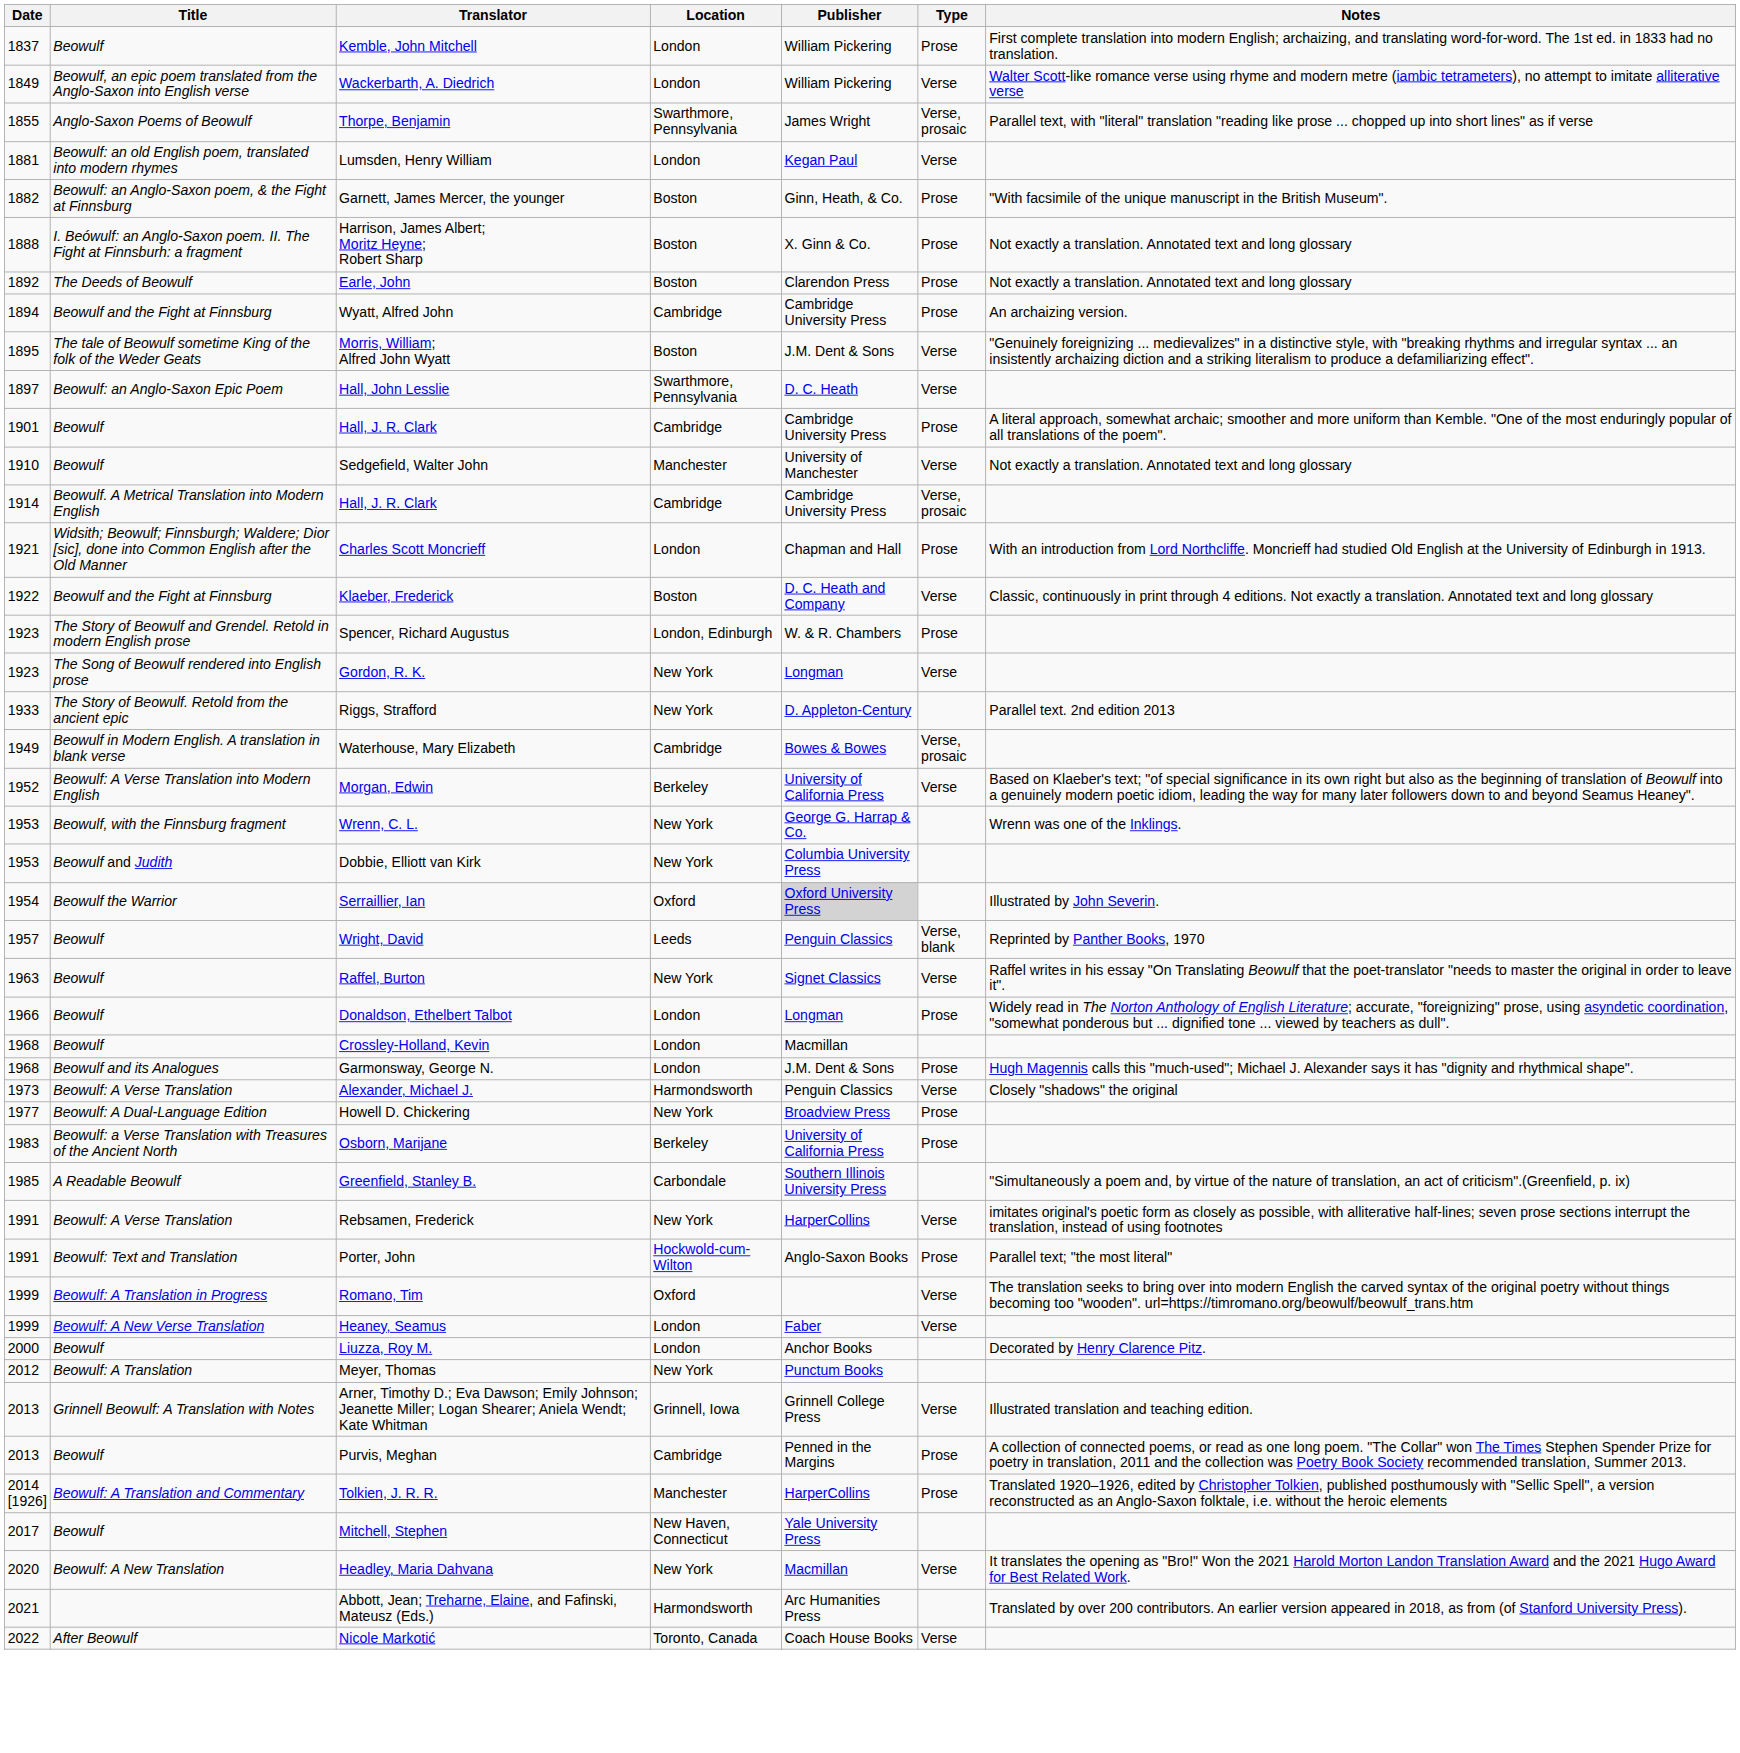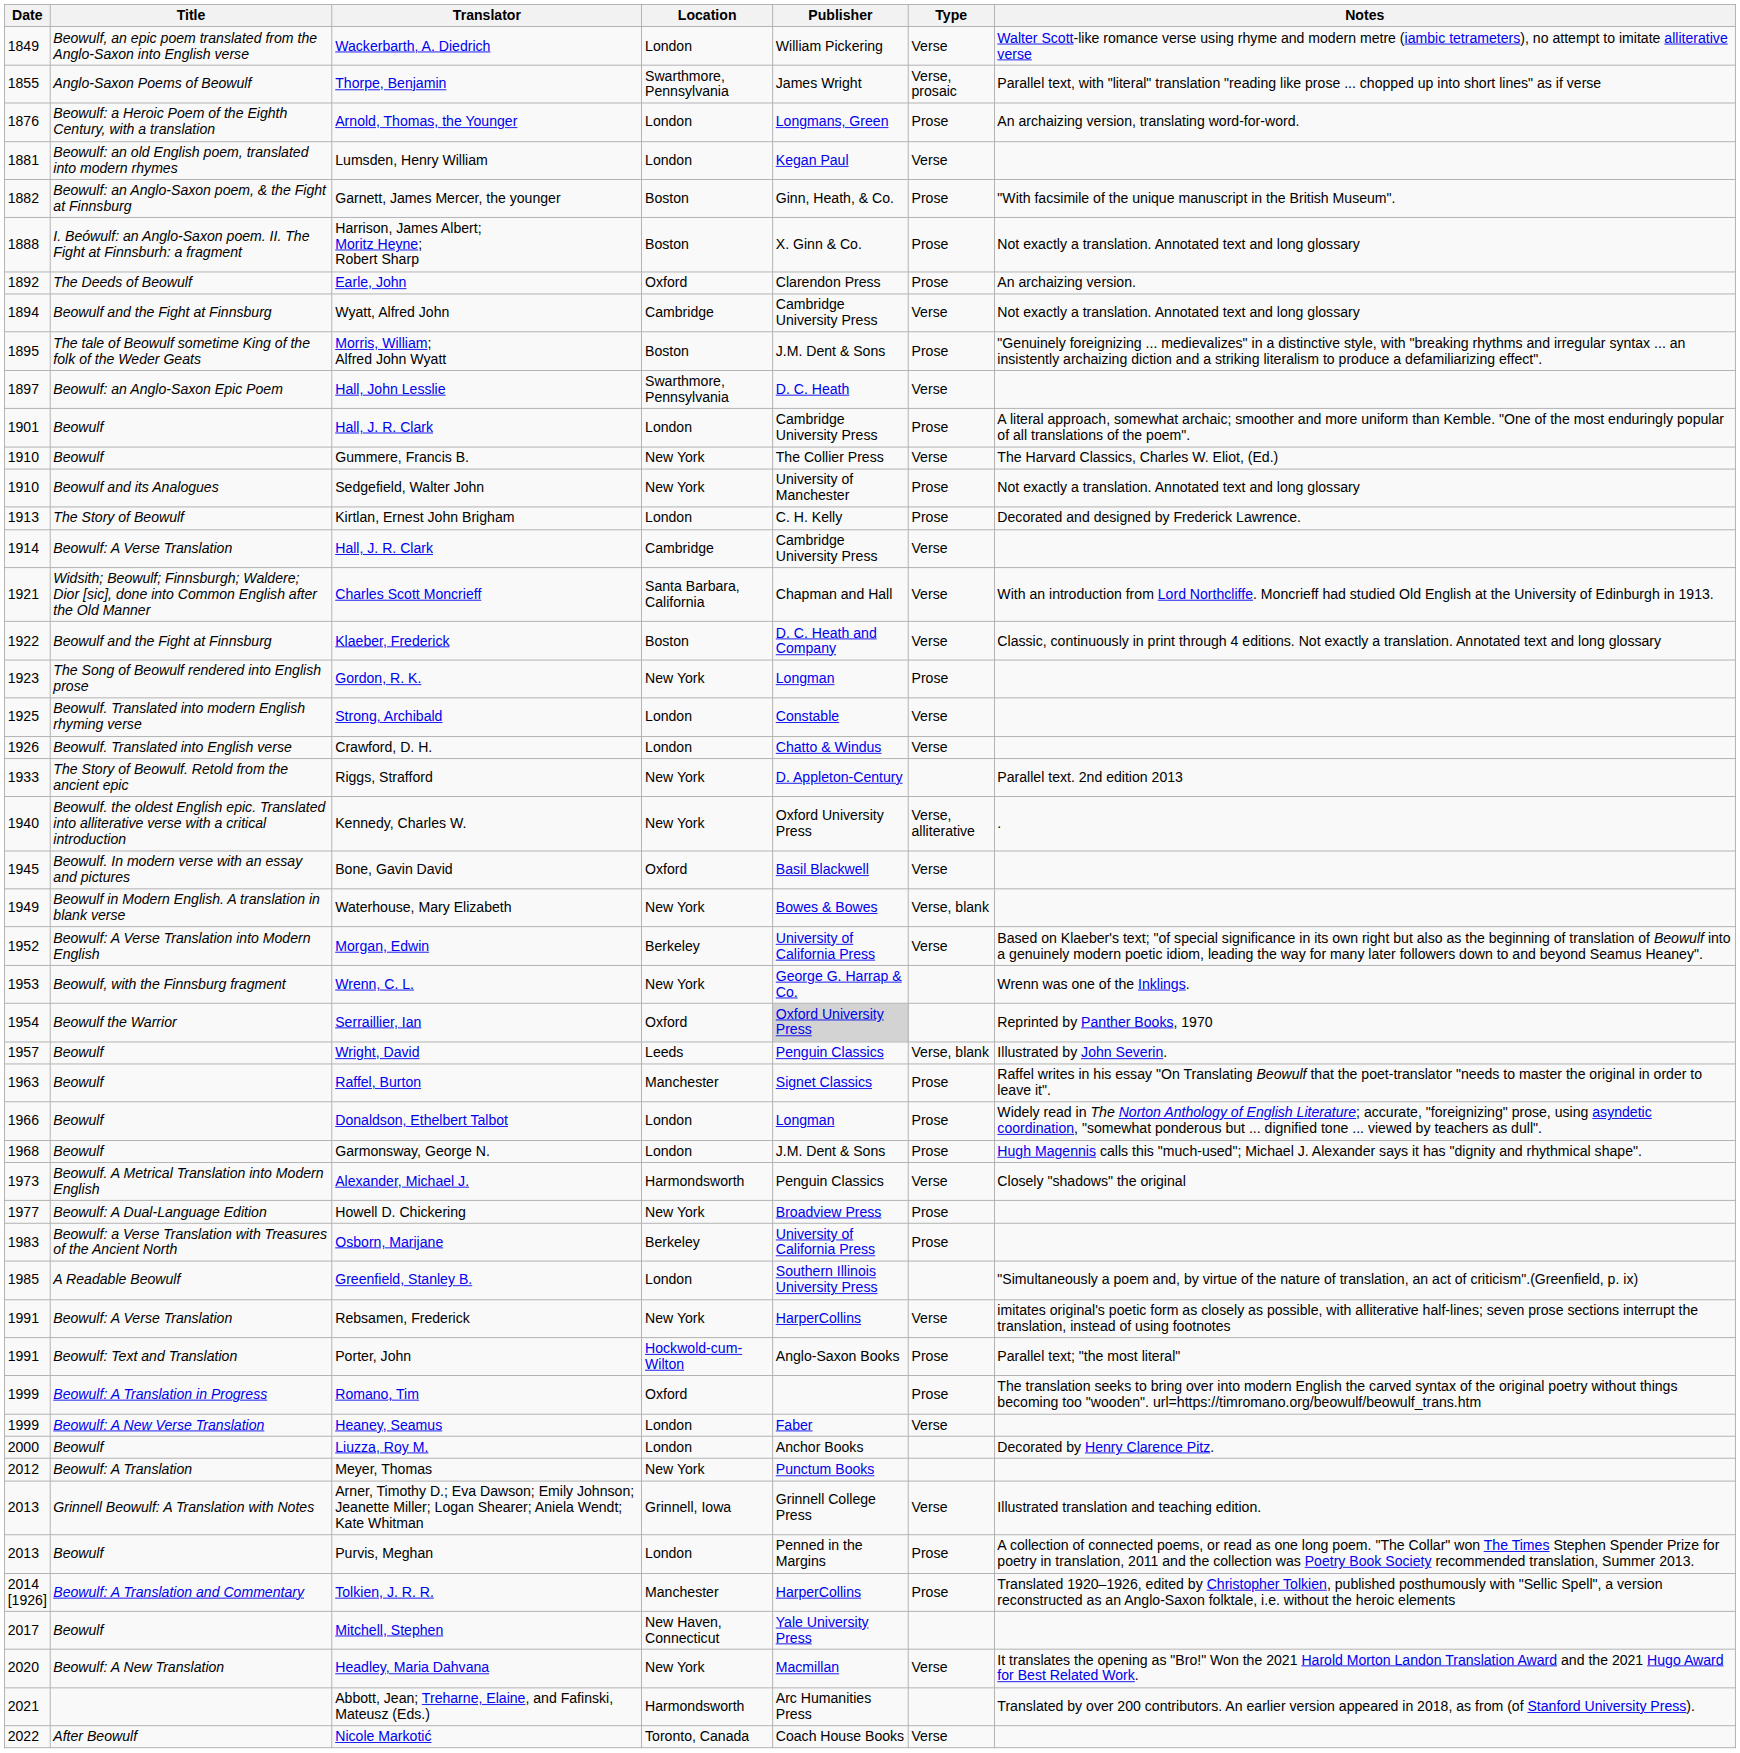- row: (23, 45)
+ row: (23, 122)
(675, 282) Boston -> (666, 282) Oxford
(1170, 282) Not exactly a translation. Annotated text and long glossary -> (1067, 282) An archaizing version.
(939, 313) Prose -> (930, 313) Verse
(1059, 313) An archaizing version. -> (1179, 313) Not exactly a translation. Annotated text and long glossary
(939, 351) Verse -> (930, 351) Prose
(688, 427) Cambridge -> (669, 427) London
+ row: (23, 457)
(78, 465) Beowulf -> (136, 488) Beowulf and its Analogues
(690, 465) Manchester -> (675, 488) New York
(939, 465) Verse -> (930, 488) Prose
+ row: (23, 518)
(188, 503) Beowulf. A Metrical Translation into Modern English -> (143, 548) Beowulf: A Verse Translation
(944, 503) Verse, prosaic -> (930, 548) Verse
(677, 550) London -> (692, 594) Santa Barbara, California
(939, 550) Prose -> (930, 594) Verse
- row: (23, 634)
(939, 672) Verse -> (930, 678) Prose
+ row: (23, 717)
+ row: (23, 747)
+ row: (23, 823)
+ row: (23, 869)
(688, 748) Cambridge -> (675, 907) New York
(944, 748) Verse, prosaic -> (950, 907) Verse, blank
- row: (23, 863)
(1074, 901) Illustrated by John Severin. -> (1105, 1022) Reprinted by Panther Books, 1970
(1097, 939) Reprinted by Panther Books, 1970 -> (1082, 1052) Illustrated by John Severin.
(683, 977) New York -> (682, 1082) Manchester
(939, 977) Verse -> (930, 1082) Prose
- row: (23, 1046)
(136, 1068) Beowulf and its Analogues -> (78, 1151) Beowulf
(143, 1090) Beowulf: A Verse Translation -> (188, 1181) Beowulf. A Metrical Translation into Modern English
(690, 1181) Carbondale -> (669, 1280) London
(939, 1296) Verse -> (930, 1394) Prose
(688, 1455) Cambridge -> (669, 1554) London
